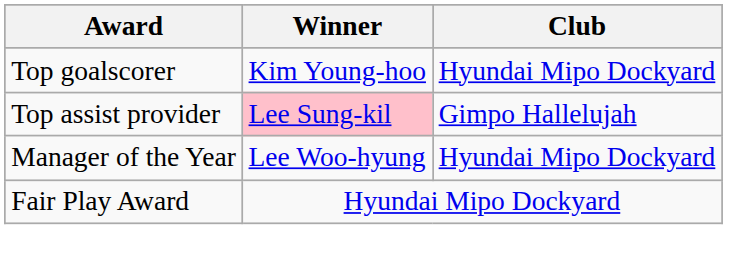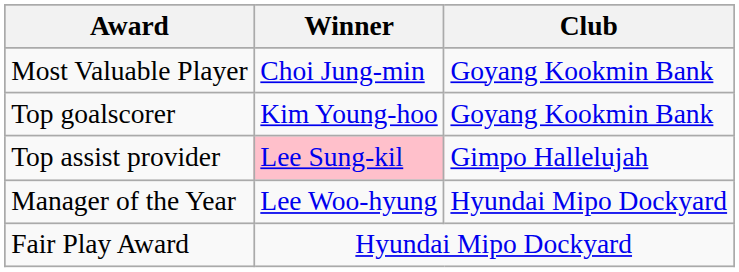+ row: (129, 69)
(577, 69) Hyundai Mipo Dockyard -> (582, 113) Goyang Kookmin Bank
